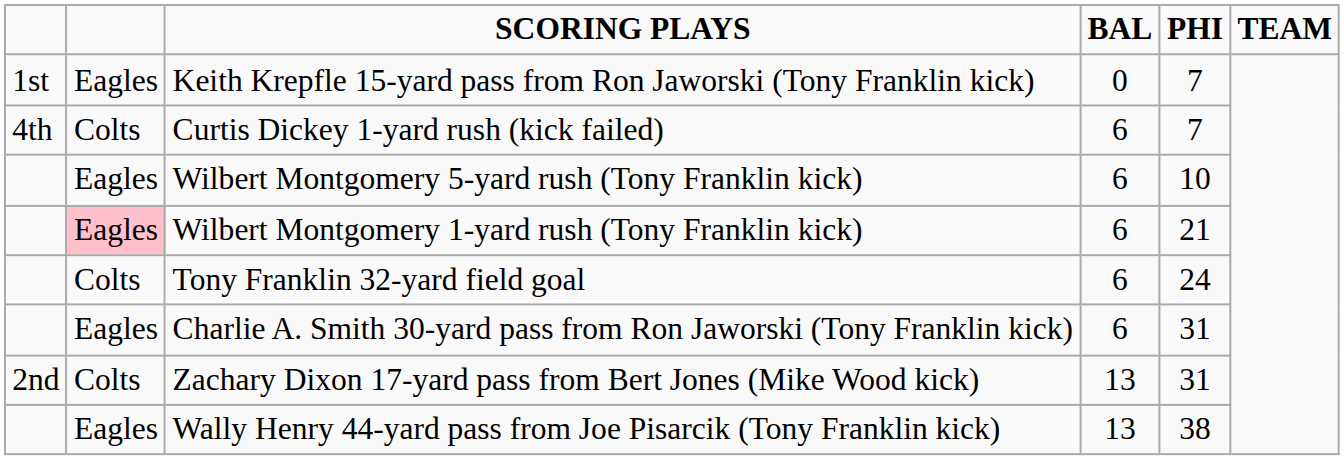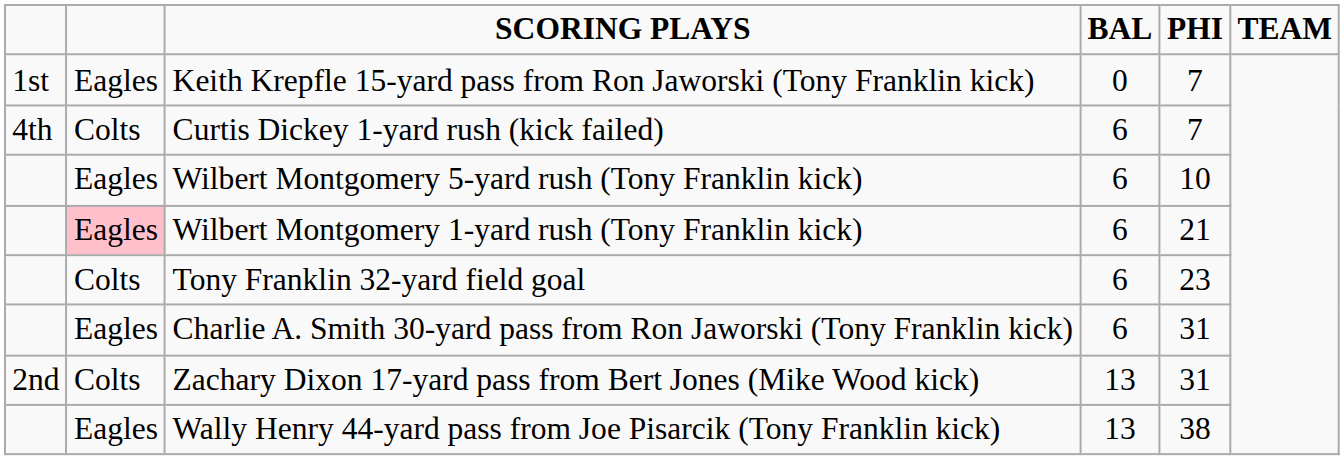(1195, 279) 24 -> (1195, 279) 23
